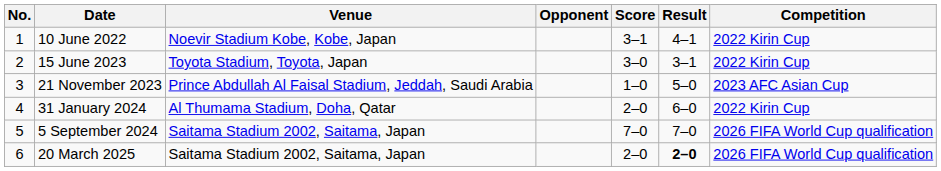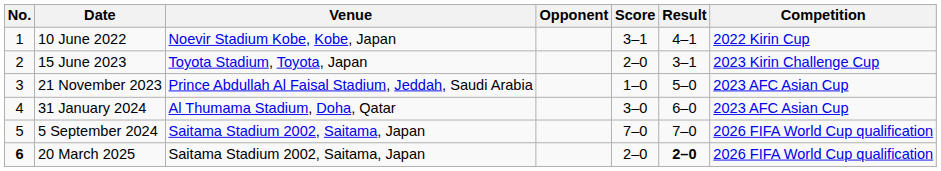(635, 62) 3–0 -> (635, 62) 2–0
(762, 62) 2022 Kirin Cup -> (796, 62) 2023 Kirin Challenge Cup
(635, 108) 2–0 -> (635, 108) 3–0
(762, 108) 2022 Kirin Cup -> (781, 108) 2023 AFC Asian Cup
(20, 154) normal -> (20, 154) bold
